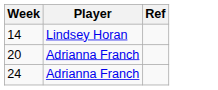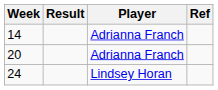+ column: (65, 14)
(87, 34) Lindsey Horan -> (137, 34) Adrianna Franch
(93, 74) Adrianna Franch -> (131, 74) Lindsey Horan
